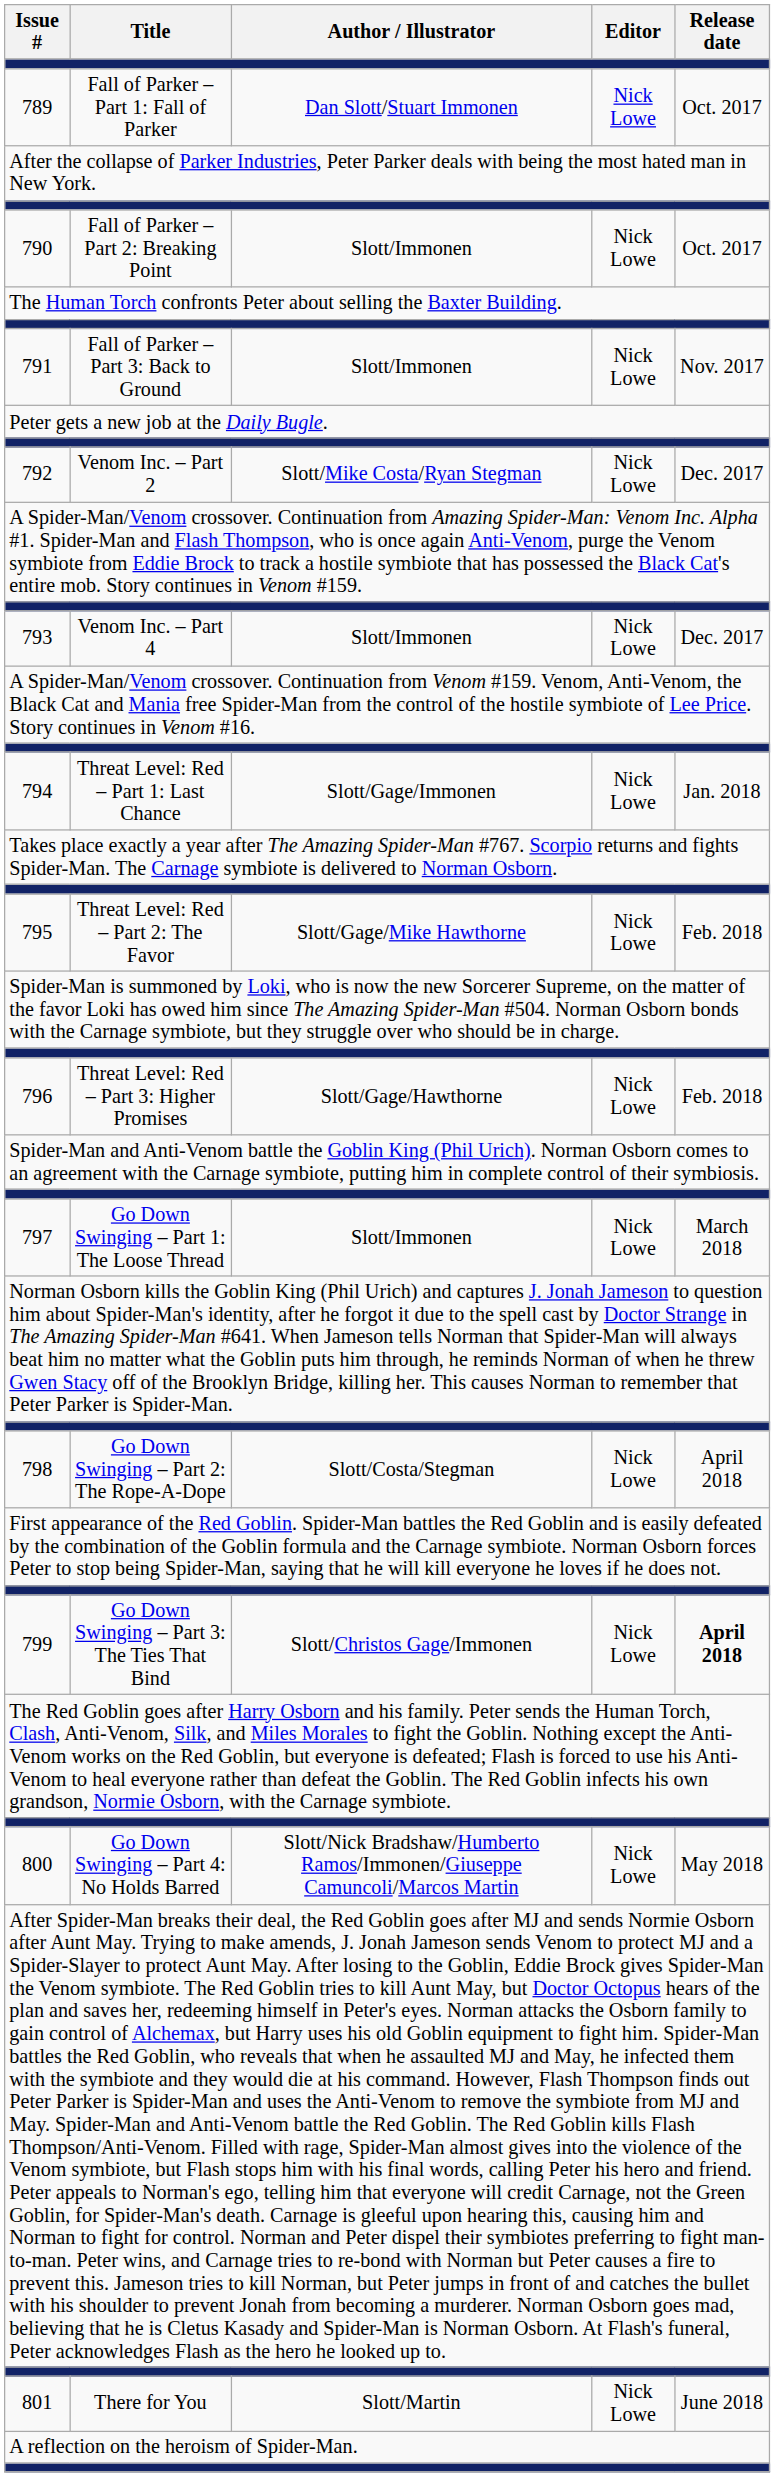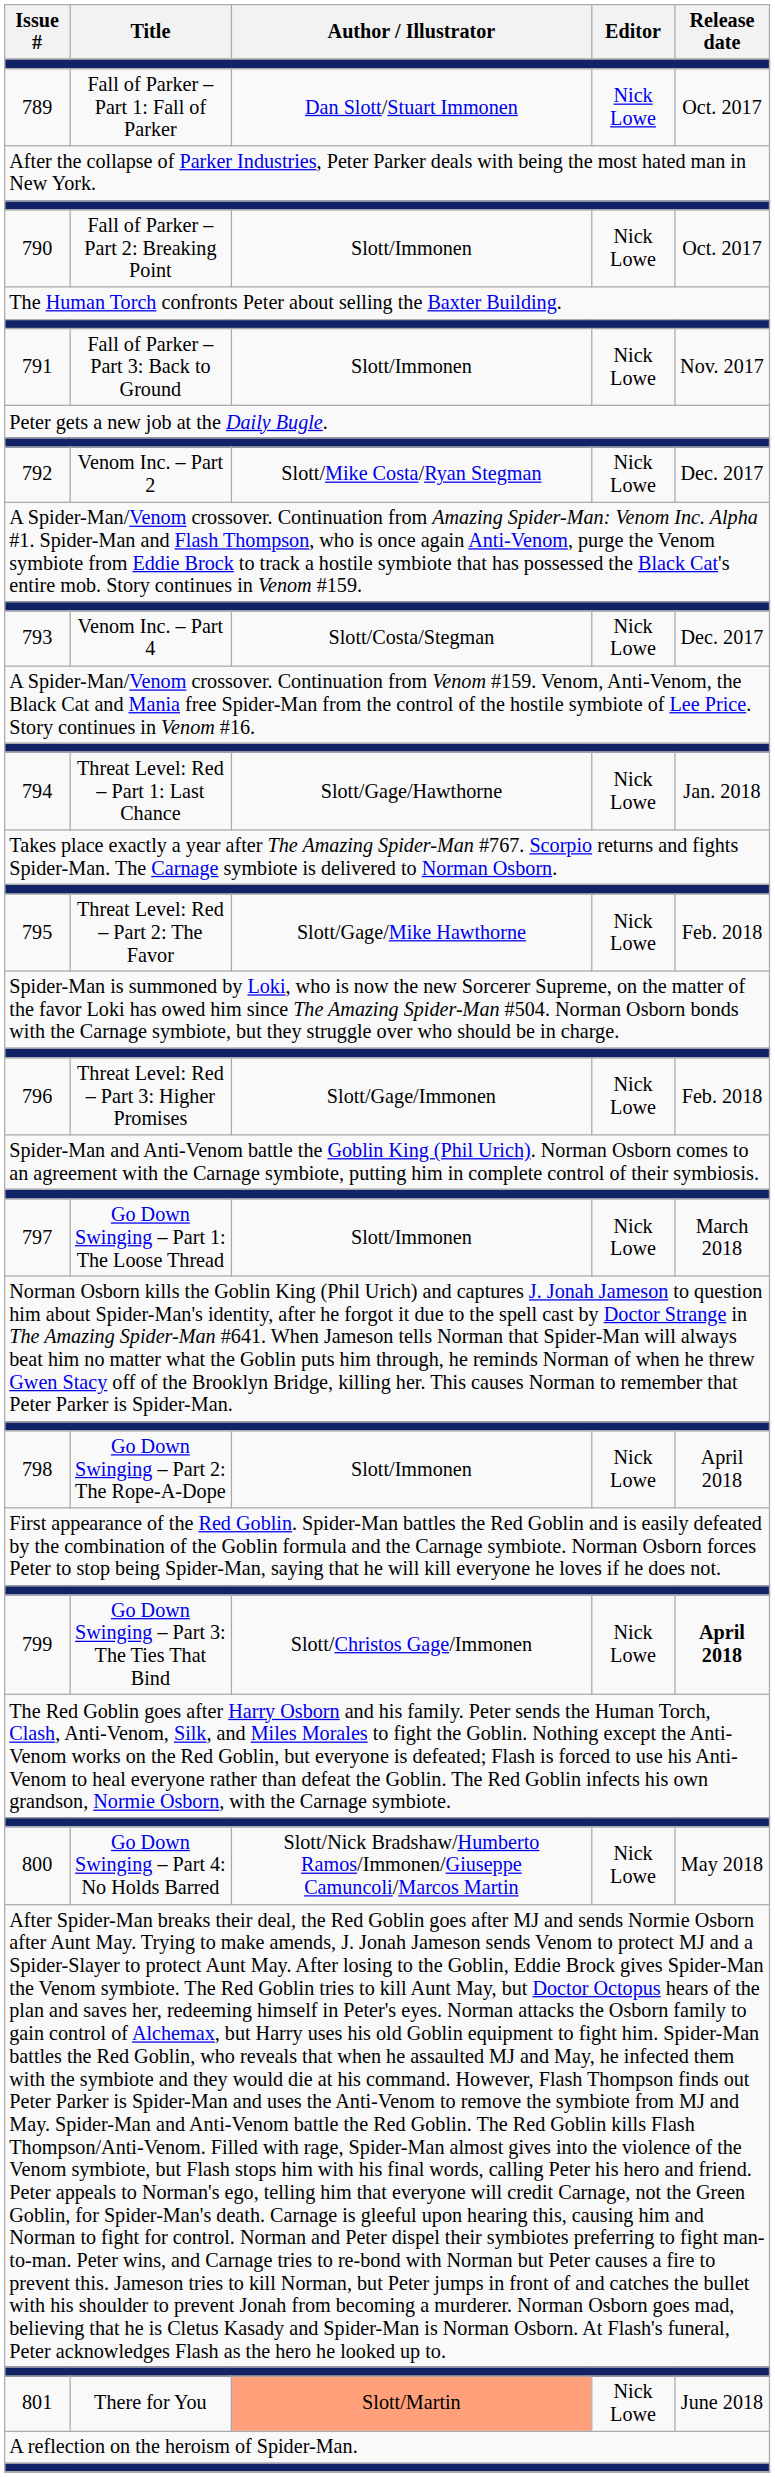(411, 638) Slott/Immonen -> (411, 638) Slott/Costa/Stegman
(411, 790) Slott/Gage/Immonen -> (411, 790) Slott/Gage/Hawthorne
(411, 1096) Slott/Gage/Hawthorne -> (411, 1096) Slott/Gage/Immonen
(411, 1469) Slott/Costa/Stegman -> (411, 1469) Slott/Immonen
(411, 2403) no background -> (411, 2403) lightsalmon background
